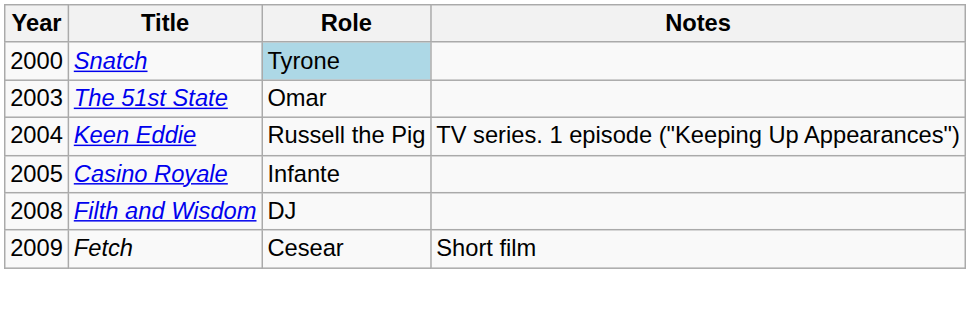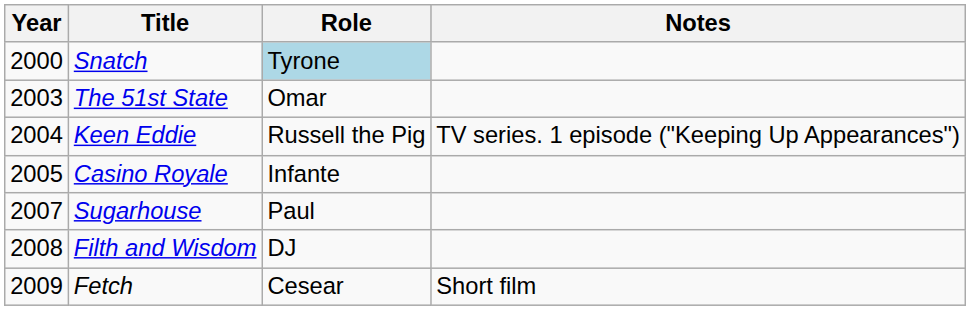+ row: (138, 211)
